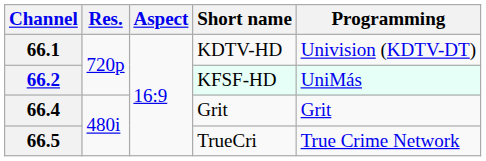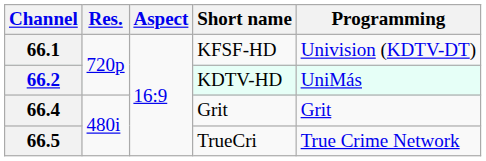(240, 49) KDTV-HD -> (237, 49) KFSF-HD
(237, 79) KFSF-HD -> (240, 79) KDTV-HD
